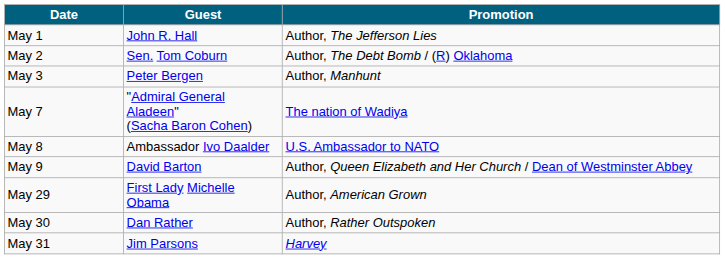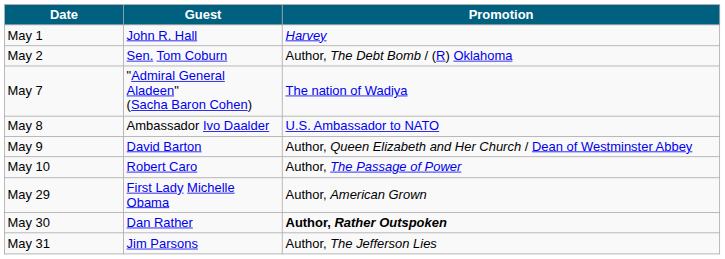(361, 35) Author, The Jefferson Lies -> (306, 35) Harvey
- row: (25, 76)
+ row: (29, 167)
(360, 222) normal -> (366, 222) bold
(306, 243) Harvey -> (361, 243) Author, The Jefferson Lies
